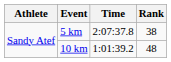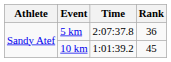(151, 31) 38 -> (151, 31) 36
(151, 49) 48 -> (151, 49) 45
